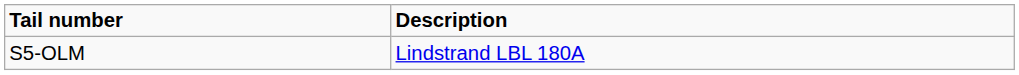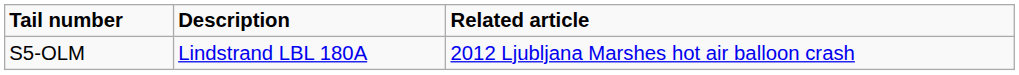+ column: (520, 20)
